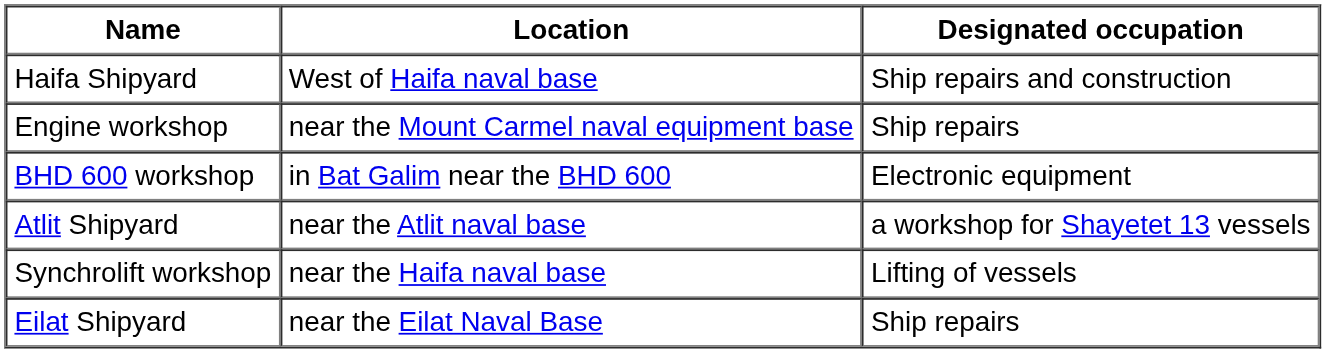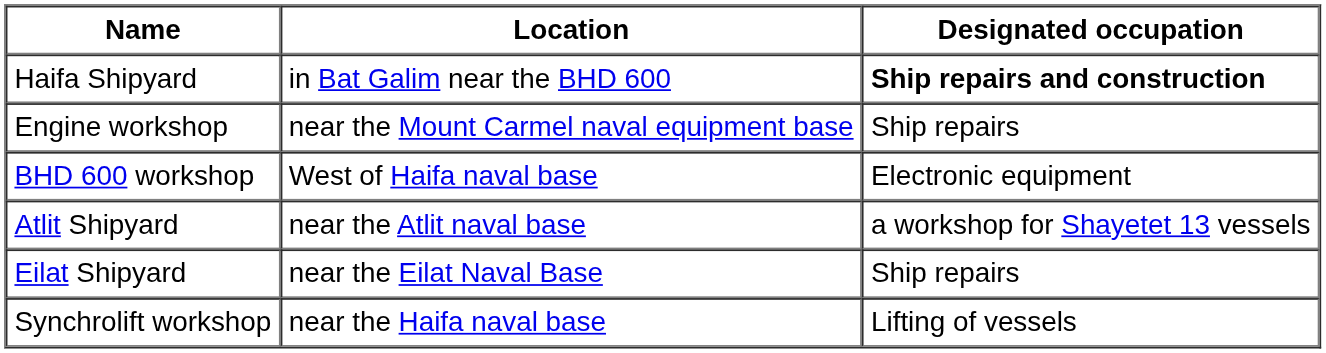(443, 78) West of Haifa naval base -> (480, 78) in Bat Galim near the BHD 600
(1051, 78) normal -> (1068, 78) bold
(480, 175) in Bat Galim near the BHD 600 -> (443, 175) West of Haifa naval base
rows swapped: (143, 273) <-> (100, 322)
